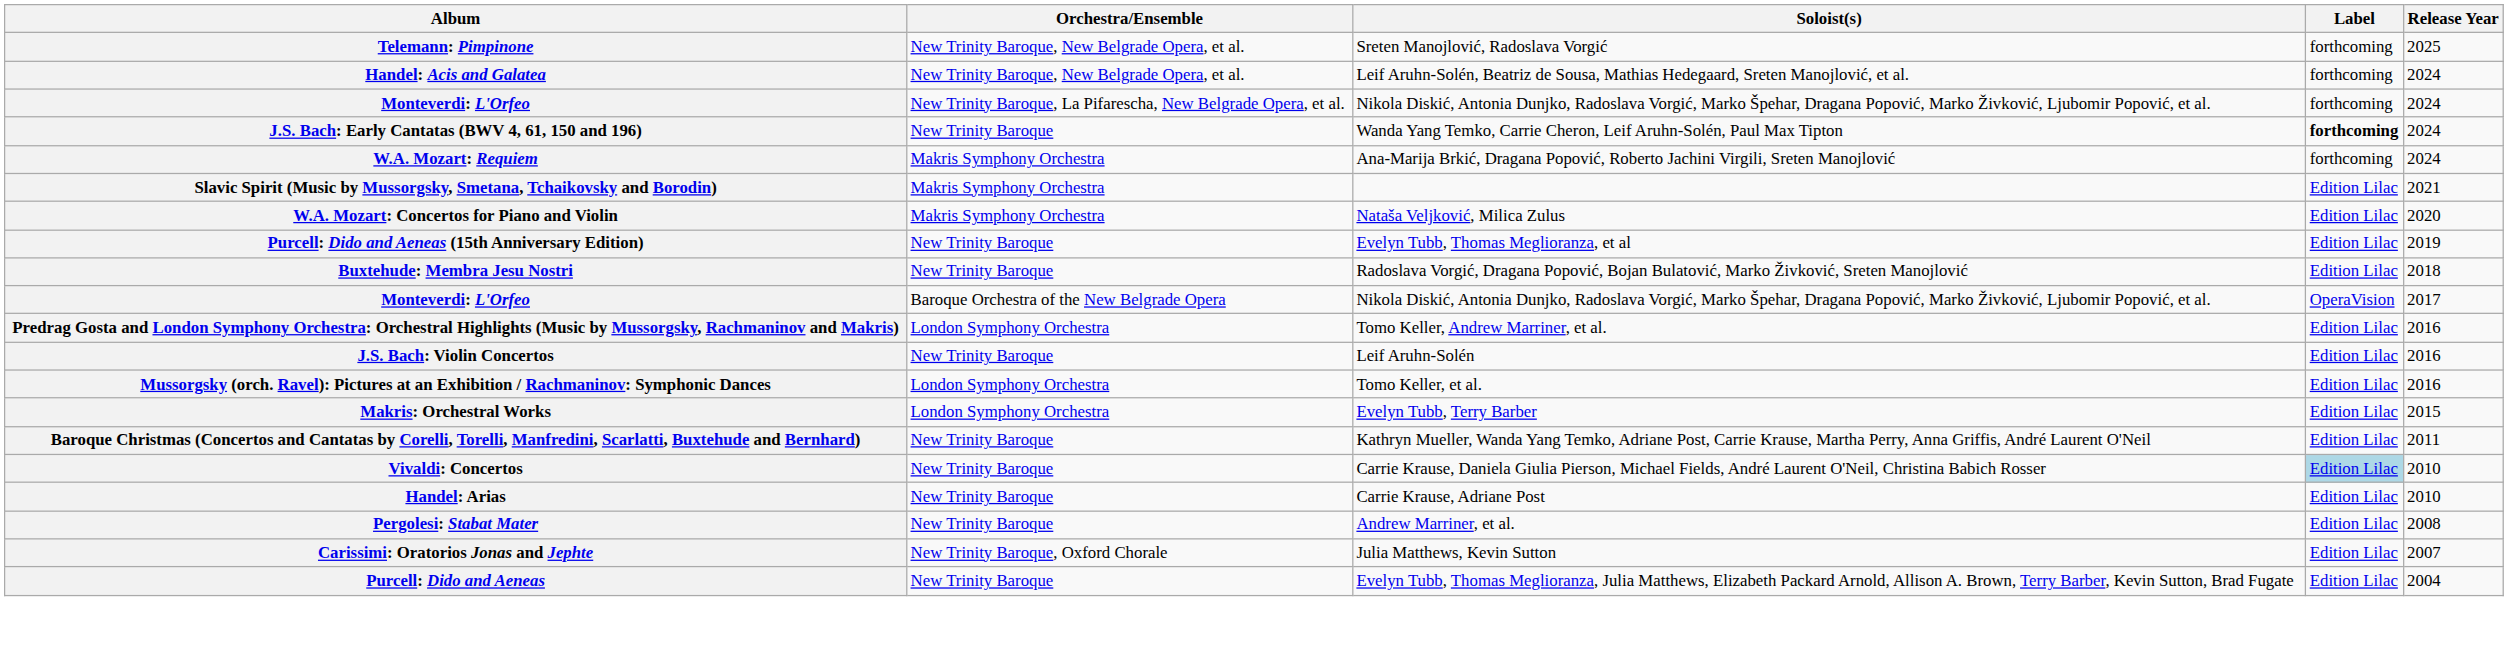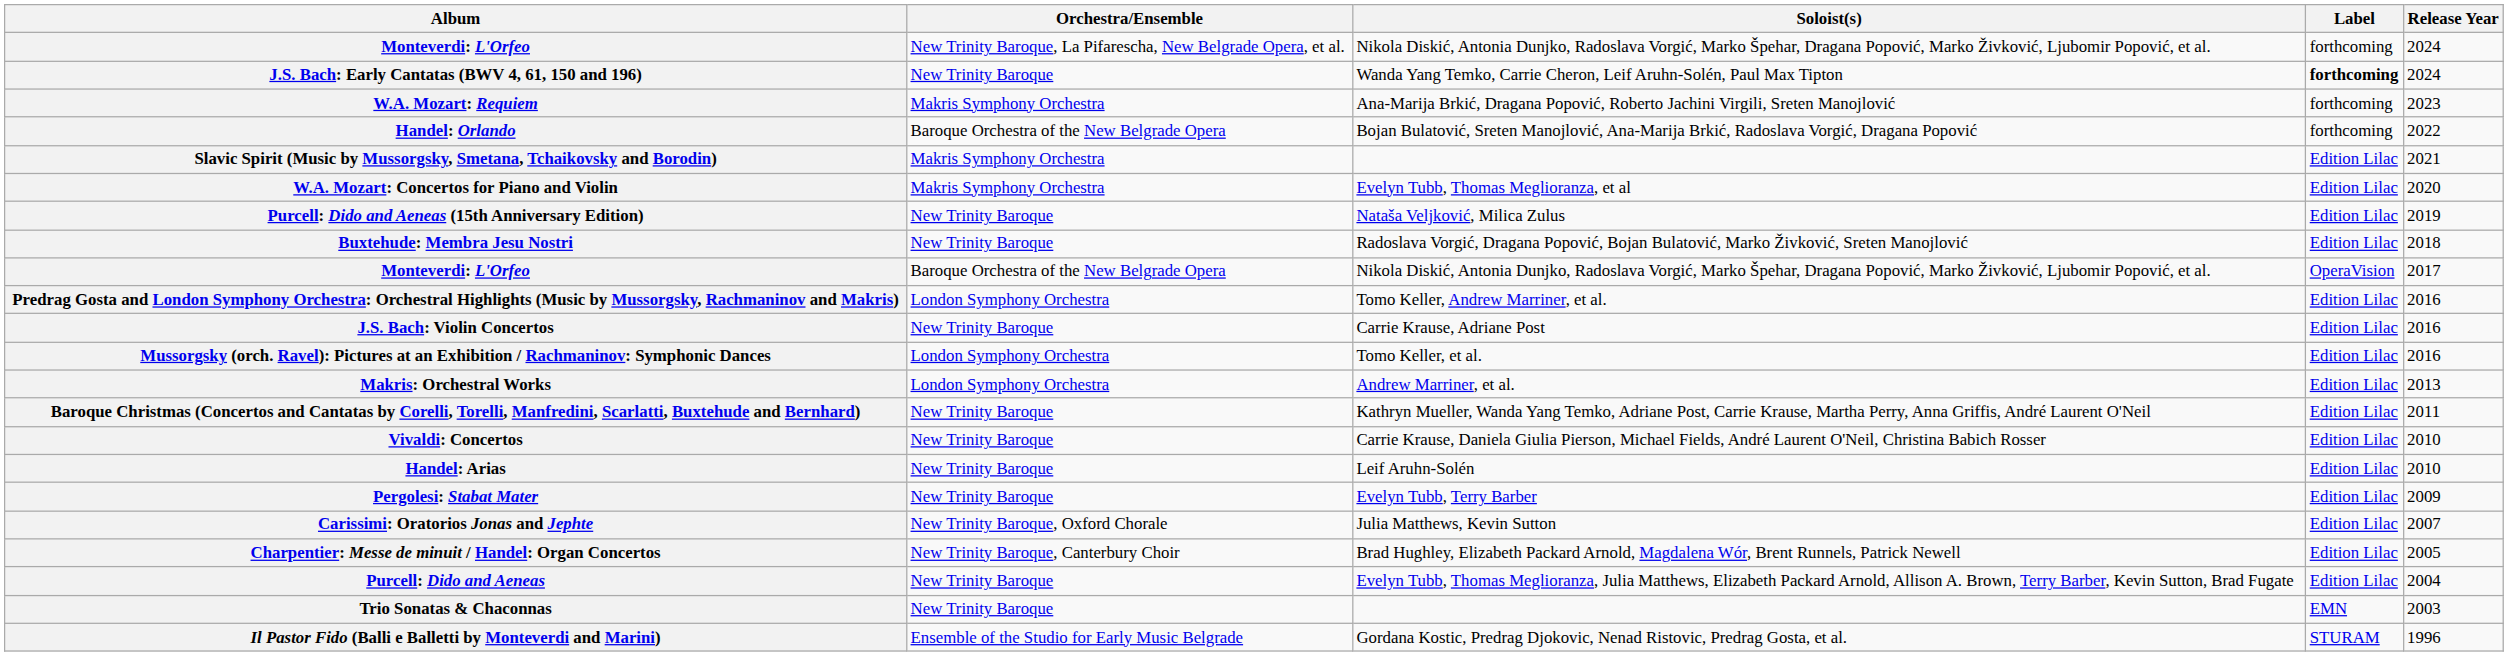- row: (456, 46)
- row: (456, 75)
(2424, 159) 2024 -> (2424, 103) 2023
+ row: (456, 131)
(1461, 215) Nataša Veljković, Milica Zulus -> (1494, 187) Evelyn Tubb, Thomas Meglioranza, et al
(1494, 243) Evelyn Tubb, Thomas Meglioranza, et al -> (1461, 215) Nataša Veljković, Milica Zulus
(1415, 356) Leif Aruhn-Solén -> (1451, 328) Carrie Krause, Adriane Post
(1447, 412) Evelyn Tubb, Terry Barber -> (1436, 384) Andrew Marriner, et al.
(2424, 412) 2015 -> (2424, 384) 2013
(2354, 468) lightblue background -> (2354, 440) no background
(1451, 496) Carrie Krause, Adriane Post -> (1415, 468) Leif Aruhn-Solén
(1436, 524) Andrew Marriner, et al. -> (1447, 496) Evelyn Tubb, Terry Barber
(2424, 524) 2008 -> (2424, 496) 2009
+ row: (456, 553)
+ row: (456, 609)
+ row: (456, 637)
